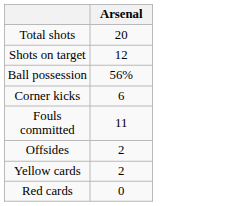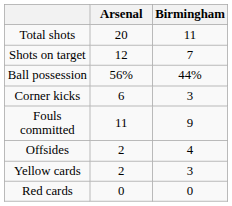+ column: (190, 14)
